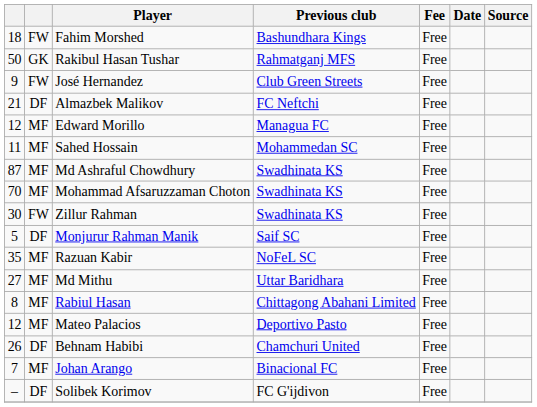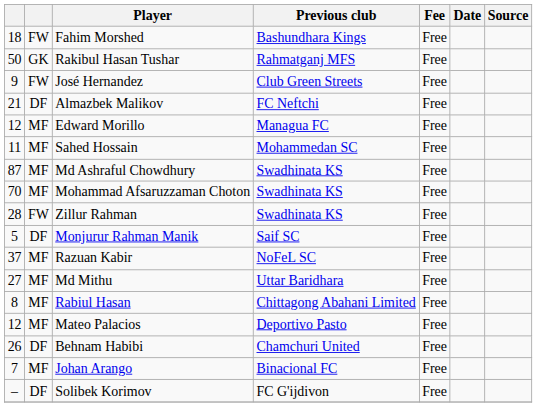(15, 214) 30 -> (15, 214) 28
(15, 258) 35 -> (15, 258) 37
